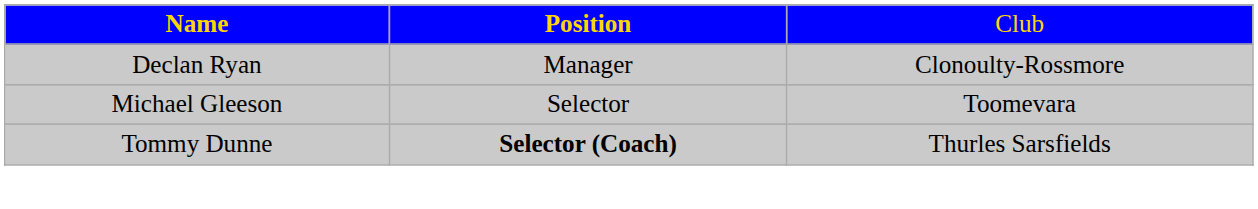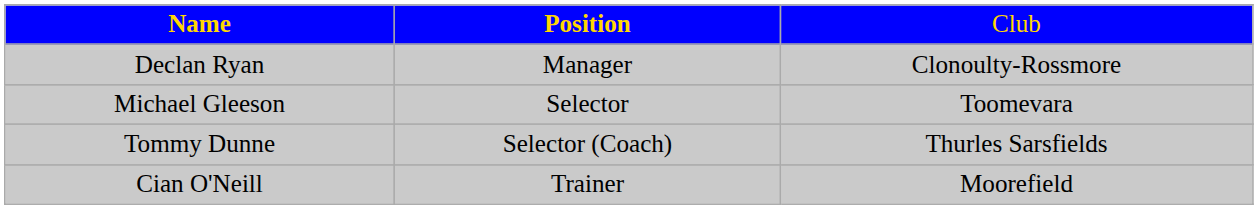(588, 143) bold -> (587, 143) normal
+ row: (200, 183)
